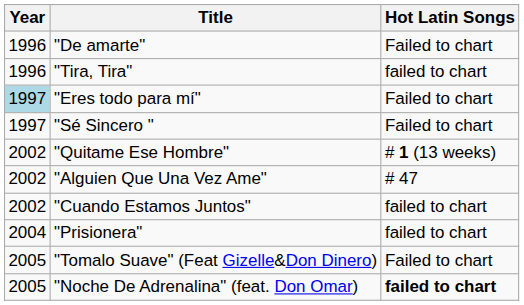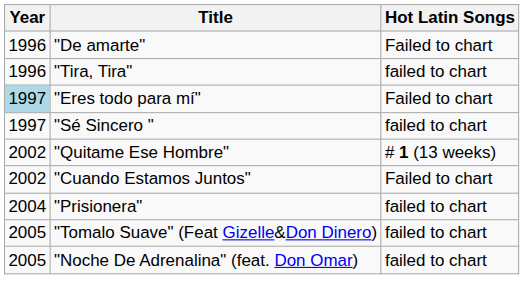(439, 125) Failed to chart -> (436, 125) failed to chart
- row: (160, 179)
(436, 206) failed to chart -> (439, 179) Failed to chart
(439, 260) Failed to chart -> (436, 233) failed to chart
(441, 286) bold -> (436, 260) normal
